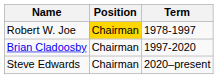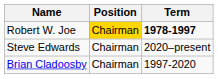(170, 30) normal -> (170, 30) bold
rows swapped: (47, 47) <-> (43, 64)
